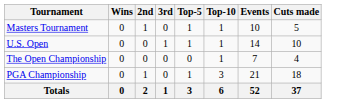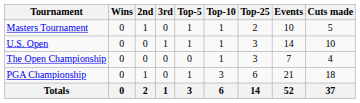+ column: (255, 12)
